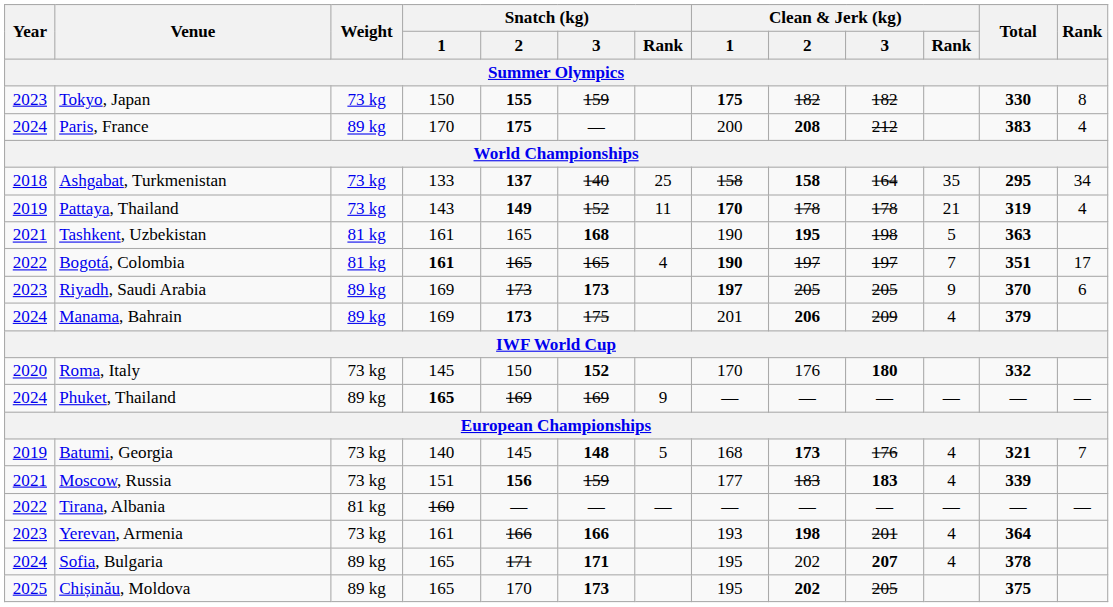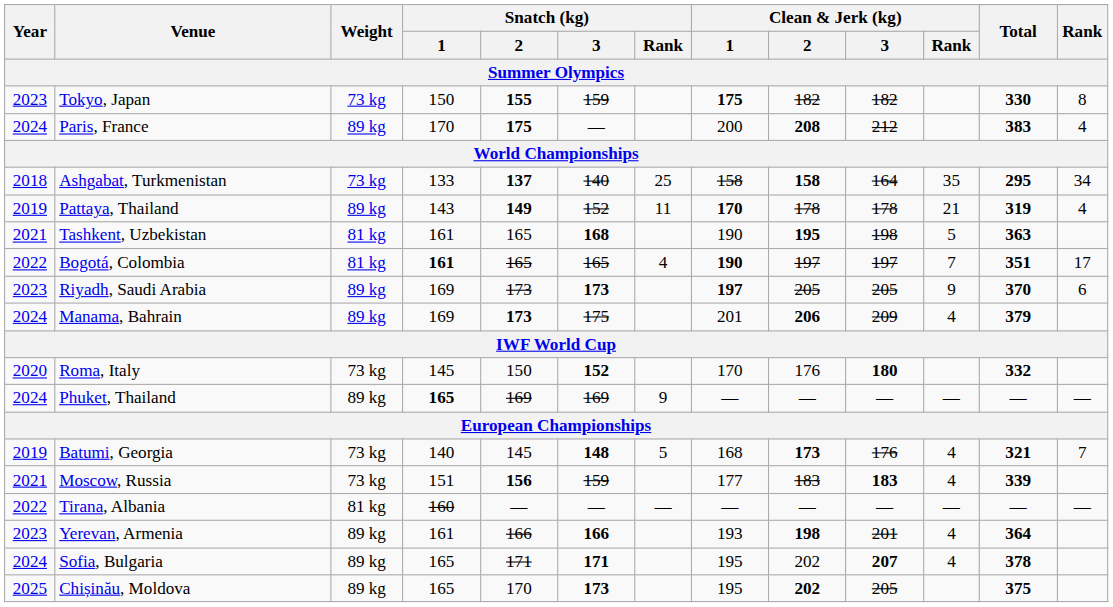(367, 208) 73 kg -> (367, 208) 89 kg
(367, 533) 73 kg -> (367, 533) 89 kg
